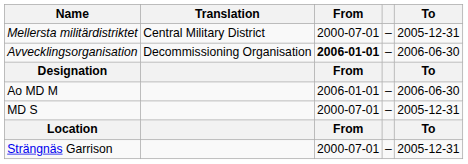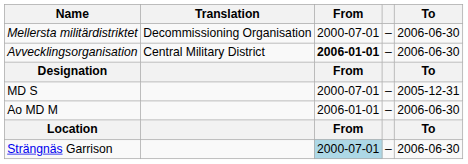(204, 33) Central Military District -> (227, 33) Decommissioning Organisation
(428, 33) 2005-12-31 -> (428, 33) 2006-06-30
(227, 52) Decommissioning Organisation -> (204, 52) Central Military District
rows swapped: (22, 110) <-> (33, 91)
(348, 149) no background -> (348, 149) lightblue background
(428, 149) 2005-12-31 -> (428, 149) 2006-06-30
